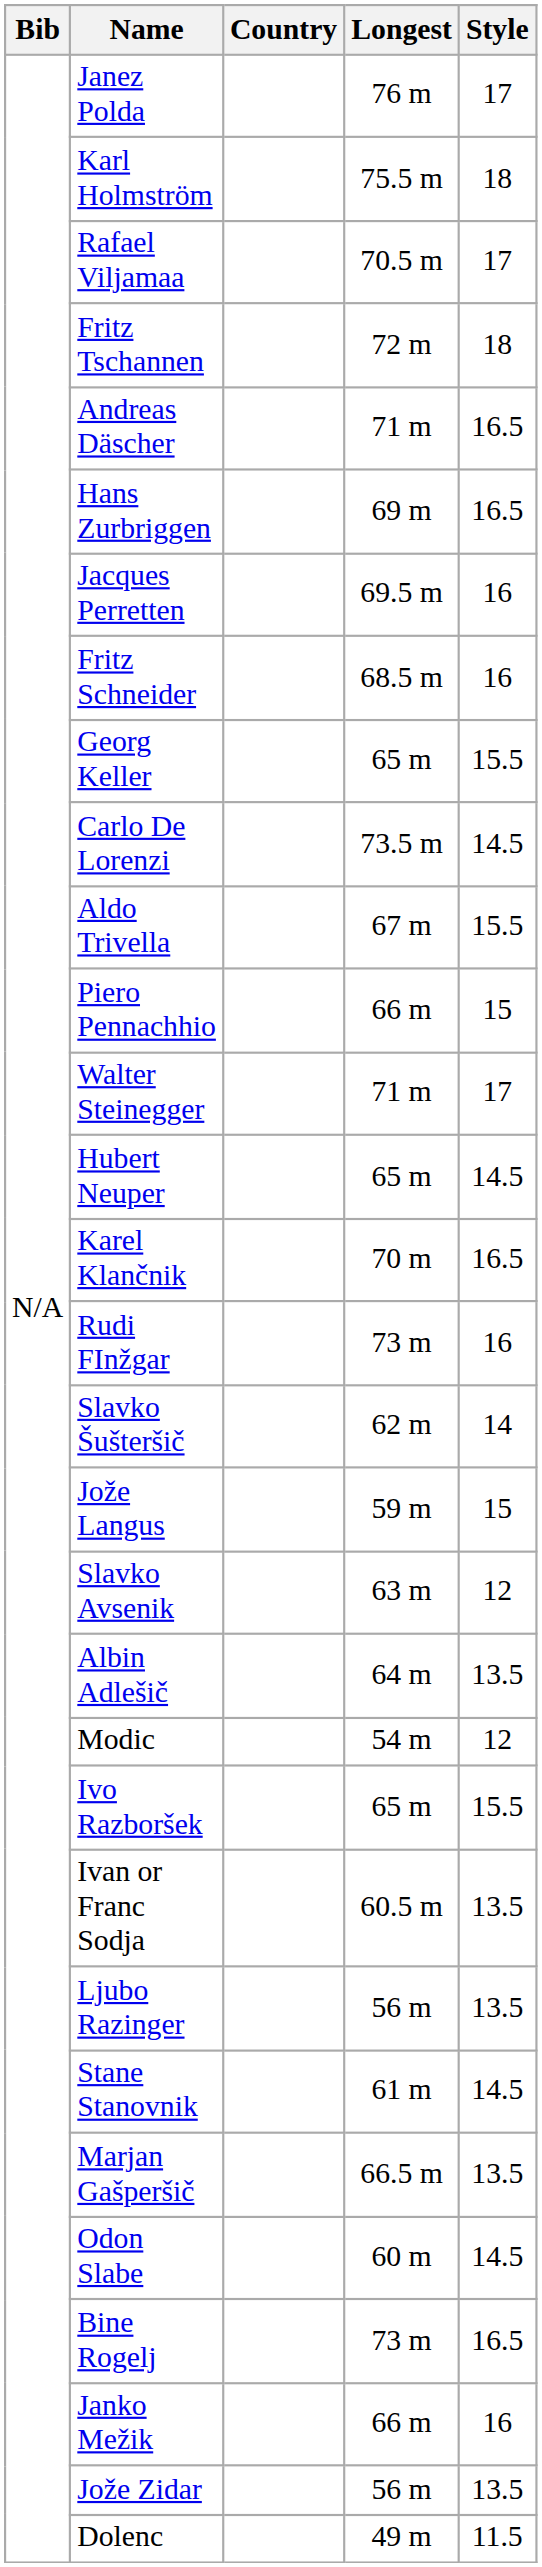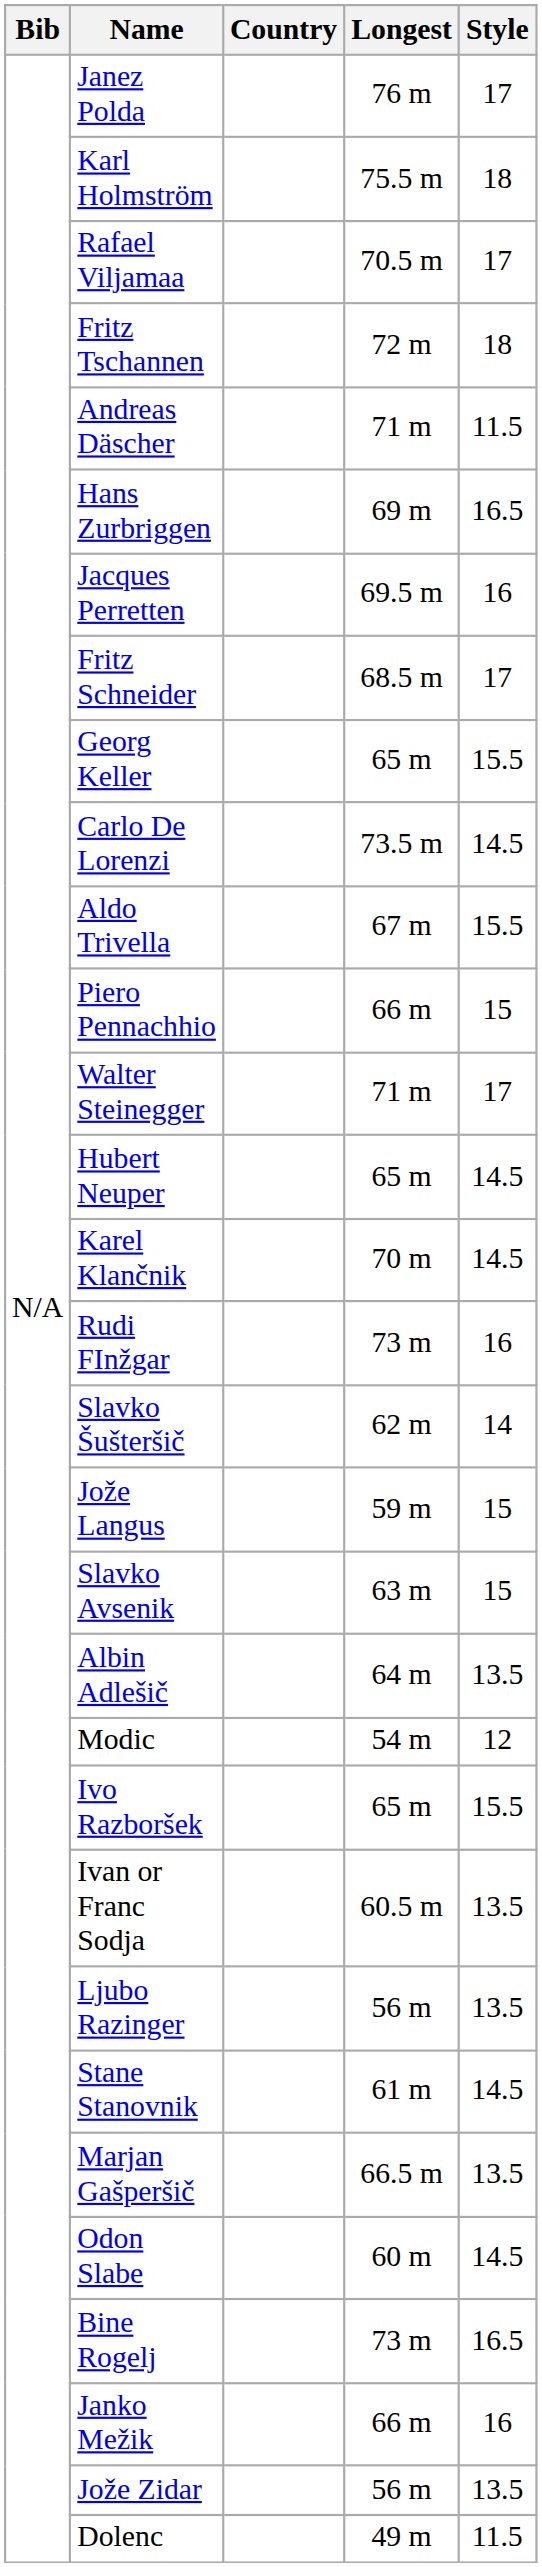(497, 427) 16.5 -> (497, 427) 11.5
(497, 676) 16 -> (497, 676) 17
(497, 1258) 16.5 -> (497, 1258) 14.5
(497, 1591) 12 -> (497, 1591) 15
